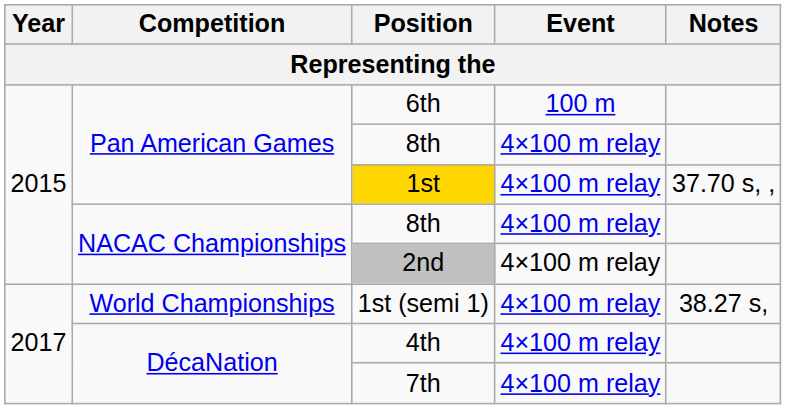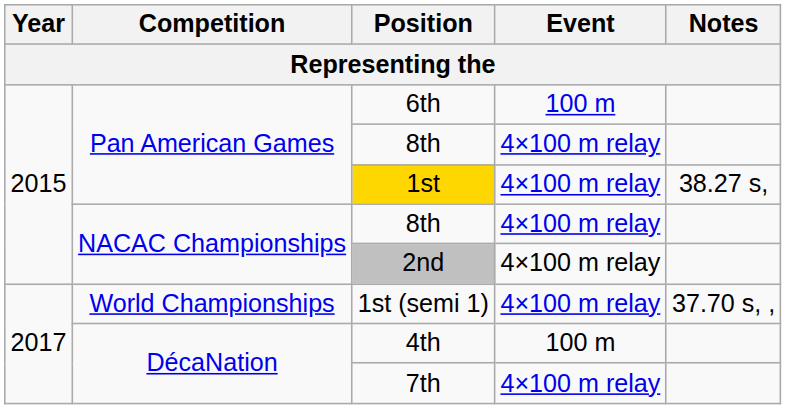(724, 183) 37.70 s, , -> (724, 183) 38.27 s,
(724, 303) 38.27 s, -> (724, 303) 37.70 s, ,
(580, 343) 4×100 m relay -> (580, 343) 100 m
